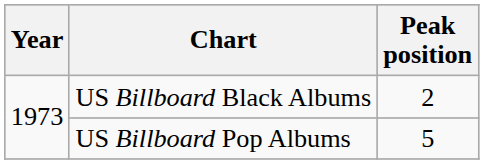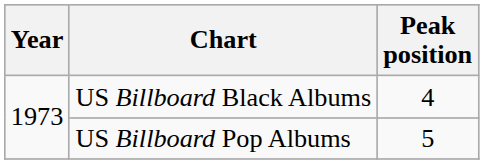(428, 96) 2 -> (428, 96) 4
